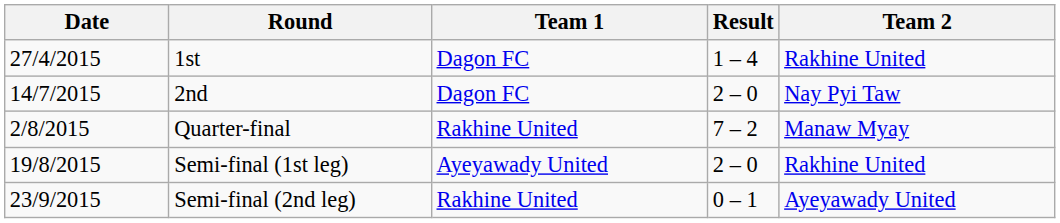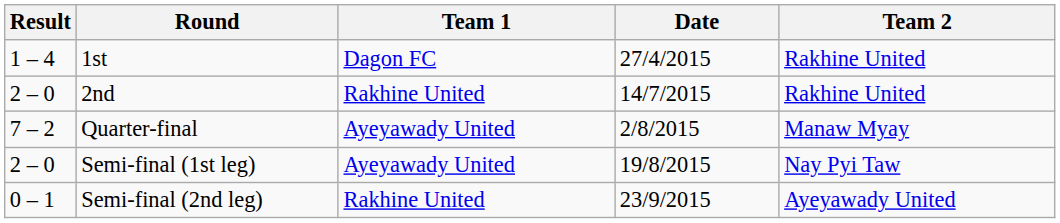columns swapped: (87, 22) <-> (743, 22)
(483, 93) Dagon FC -> (414, 93) Rakhine United
(842, 93) Nay Pyi Taw -> (855, 93) Rakhine United
(507, 128) Rakhine United -> (429, 128) Ayeyawady United
(855, 164) Rakhine United -> (842, 164) Nay Pyi Taw
